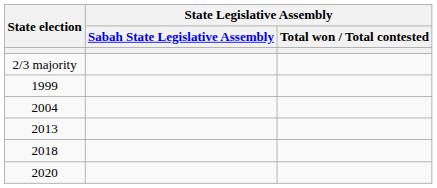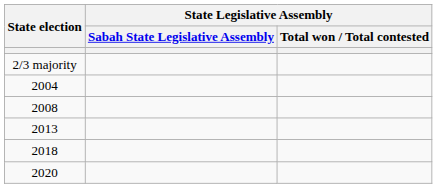- row: (45, 86)
+ row: (45, 107)
